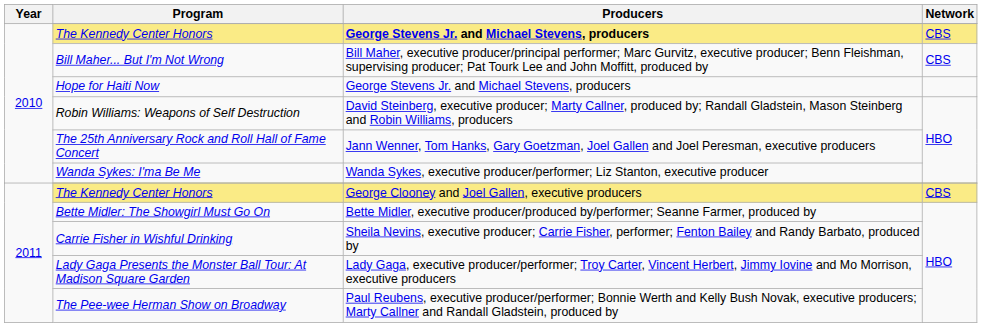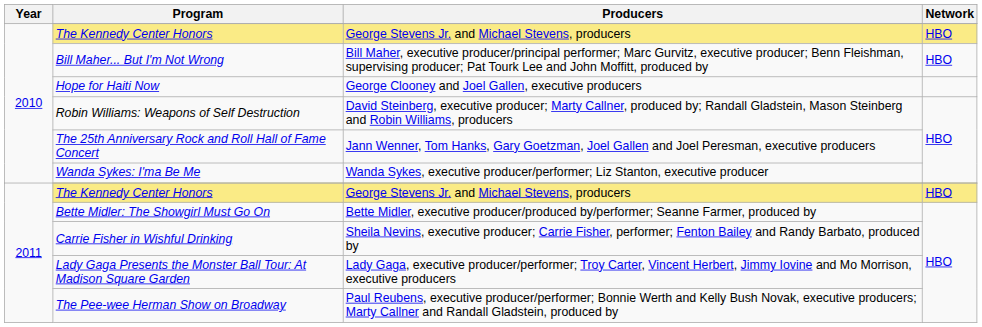(497, 33) bold -> (488, 33) normal
(938, 33) CBS -> (939, 33) HBO
(938, 60) CBS -> (939, 60) HBO
(488, 86) George Stevens Jr. and Michael Stevens, producers -> (494, 86) George Clooney and Joel Gallen, executive producers
(494, 192) George Clooney and Joel Gallen, executive producers -> (488, 192) George Stevens Jr. and Michael Stevens, producers
(938, 192) CBS -> (939, 192) HBO
